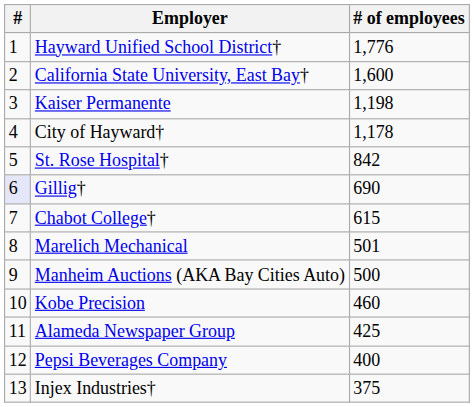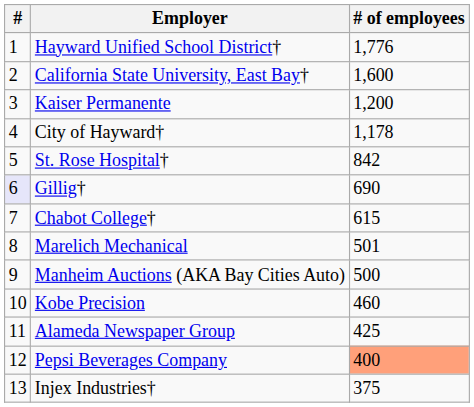(373, 103) 1,198 -> (373, 103) 1,200
(367, 359) no background -> (367, 359) lightsalmon background
